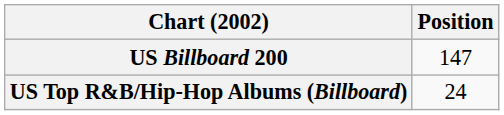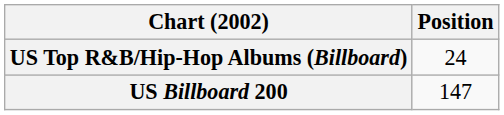rows swapped: (209, 57) <-> (209, 92)
